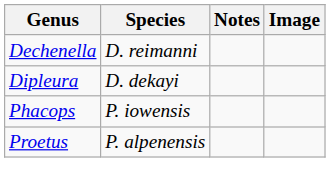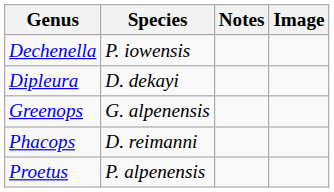(151, 50) D. reimanni -> (148, 50) P. iowensis
+ row: (46, 111)
(148, 111) P. iowensis -> (151, 141) D. reimanni
